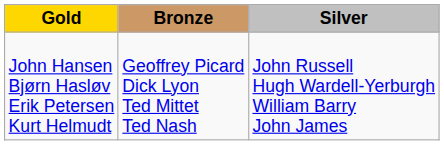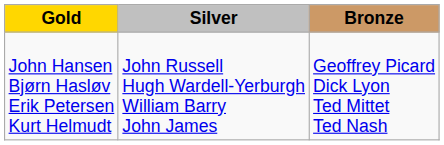columns swapped: (344, 18) <-> (183, 18)
